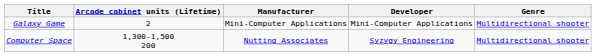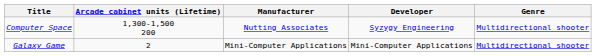rows swapped: (39, 41) <-> (39, 23)
